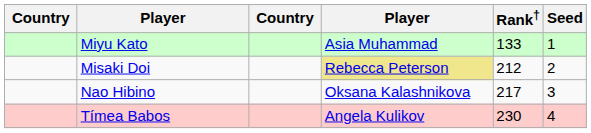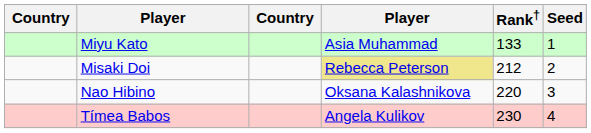(509, 92) 217 -> (509, 92) 220
